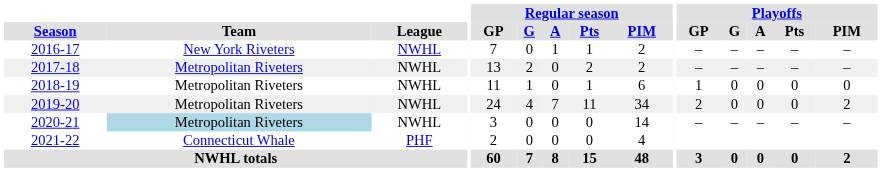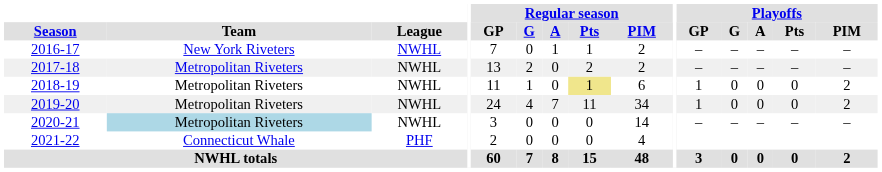(589, 85) no background -> (589, 85) khaki background
(847, 85) 0 -> (847, 85) 2
(699, 104) 2 -> (699, 104) 1
